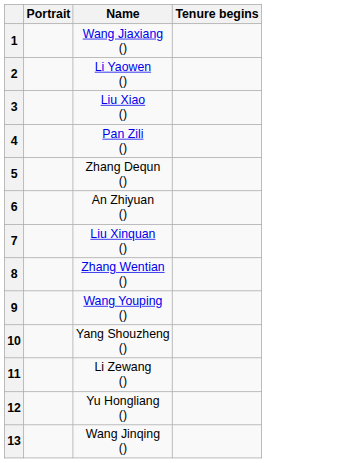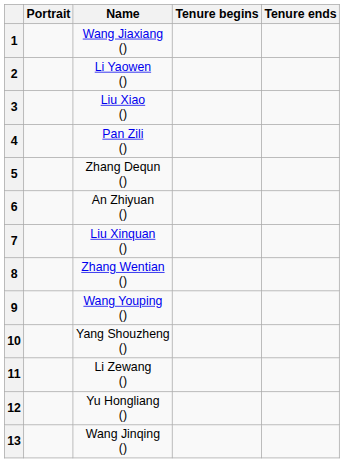+ column: (301, 14)
